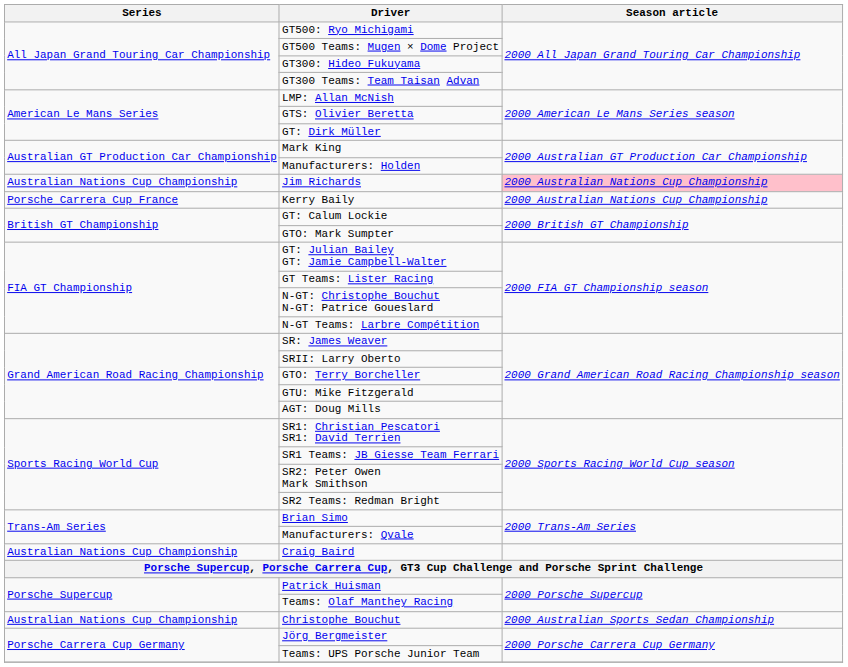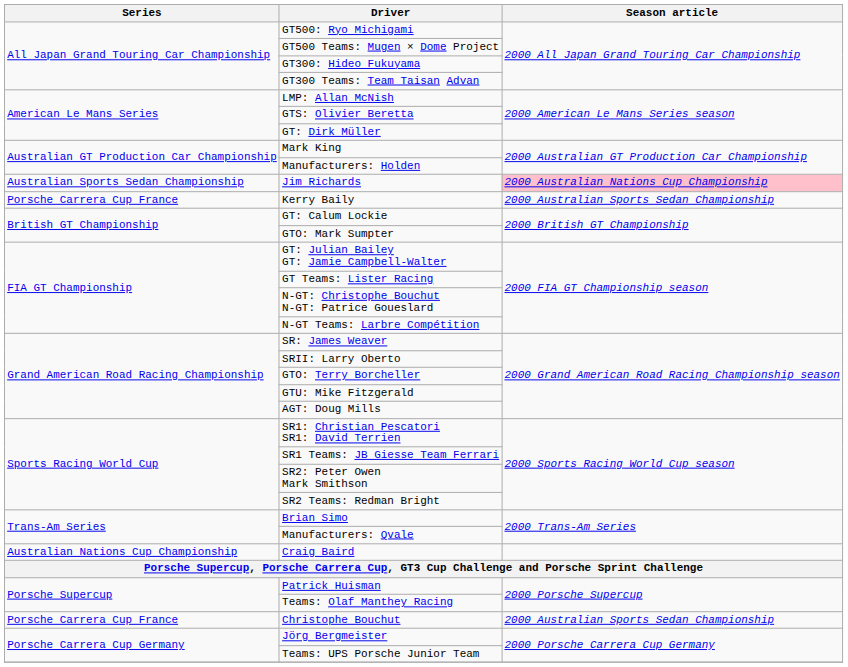(122, 183) Australian Nations Cup Championship -> (126, 183) Australian Sports Sedan Championship
(636, 200) 2000 Australian Nations Cup Championship -> (639, 200) 2000 Australian Sports Sedan Championship
(122, 620) Australian Nations Cup Championship -> (93, 620) Porsche Carrera Cup France
